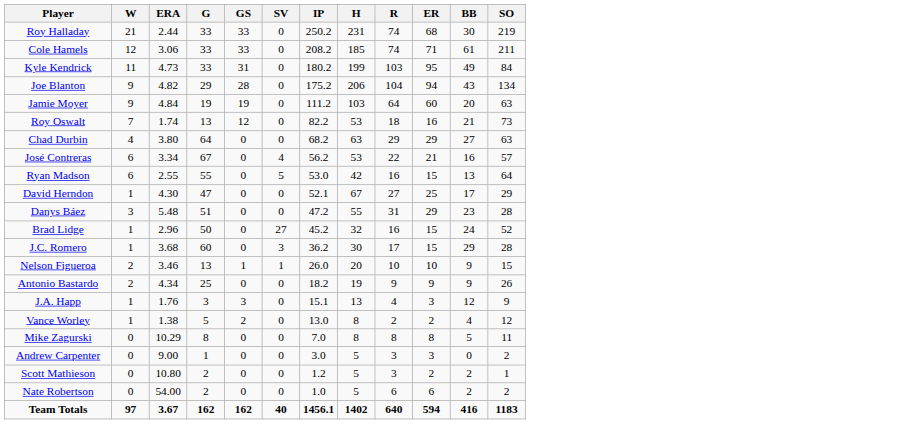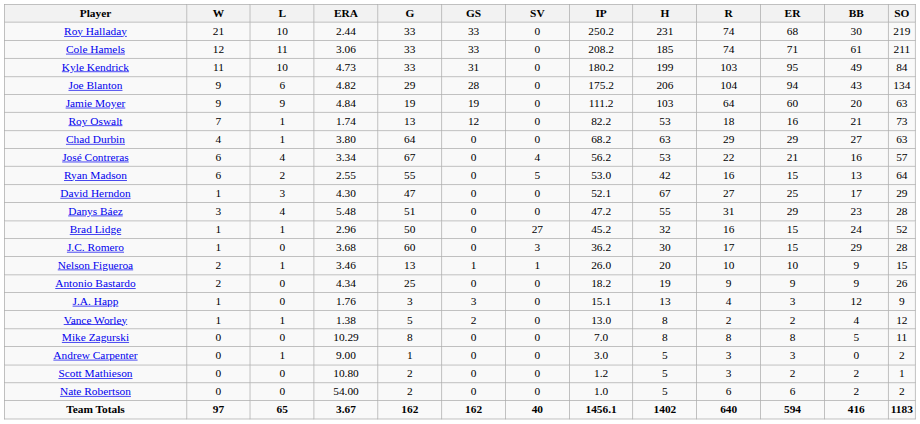+ column: (282, 13)
